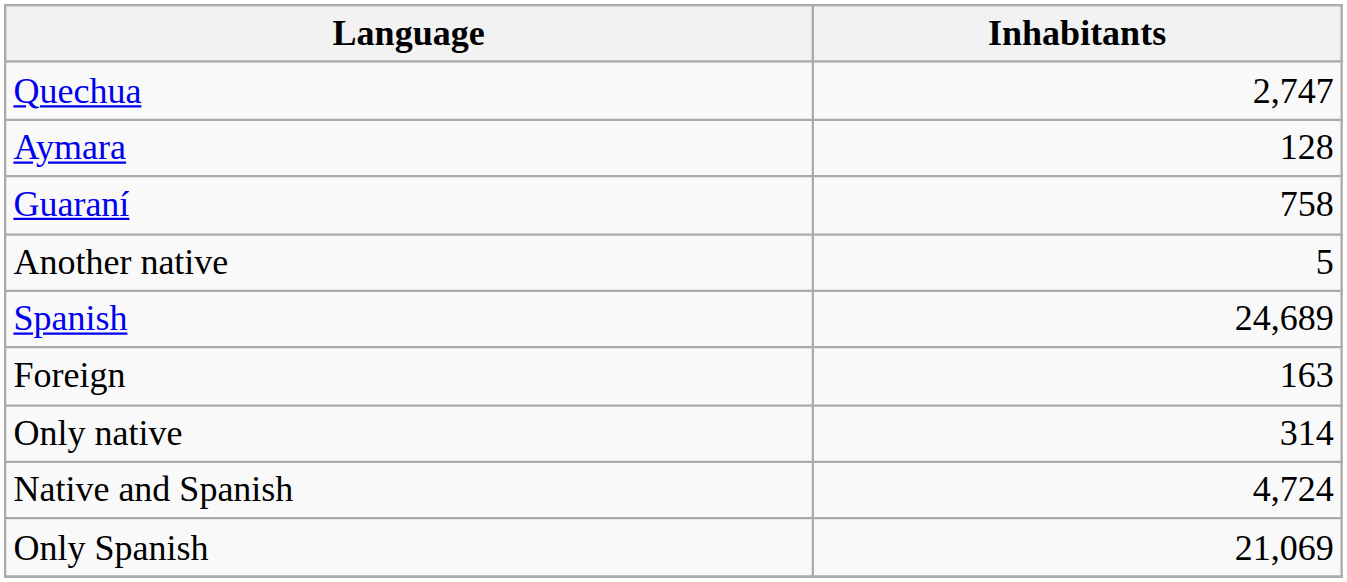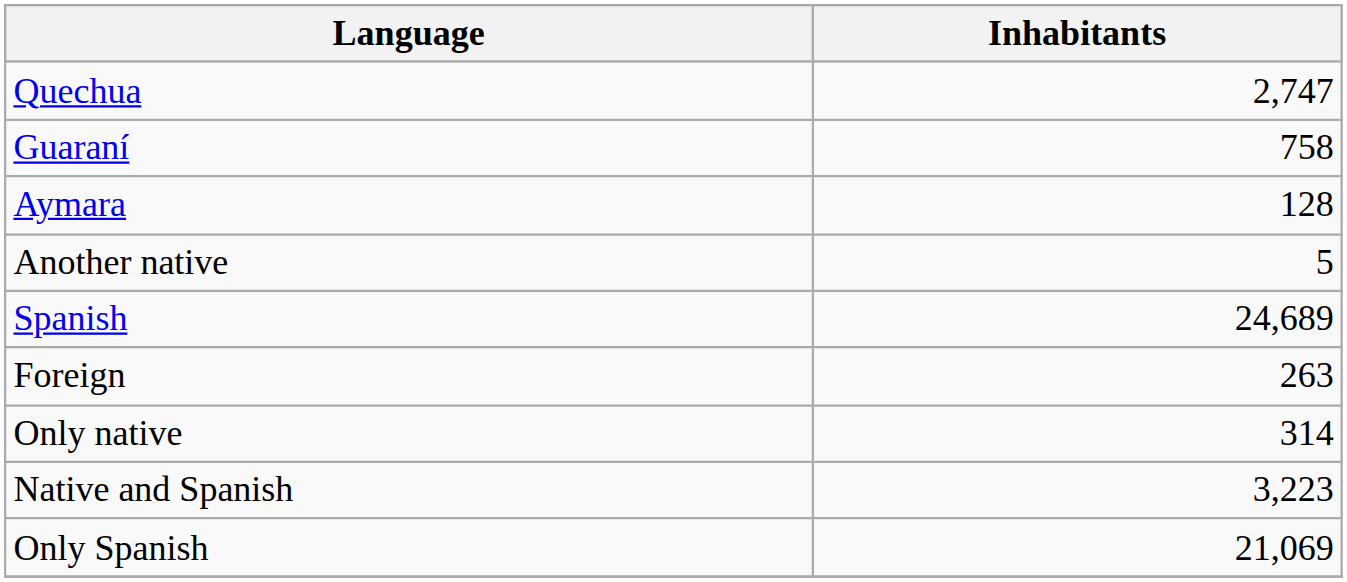rows swapped: (70, 147) <-> (71, 204)
(1307, 375) 163 -> (1307, 375) 263
(1293, 489) 4,724 -> (1293, 489) 3,223
